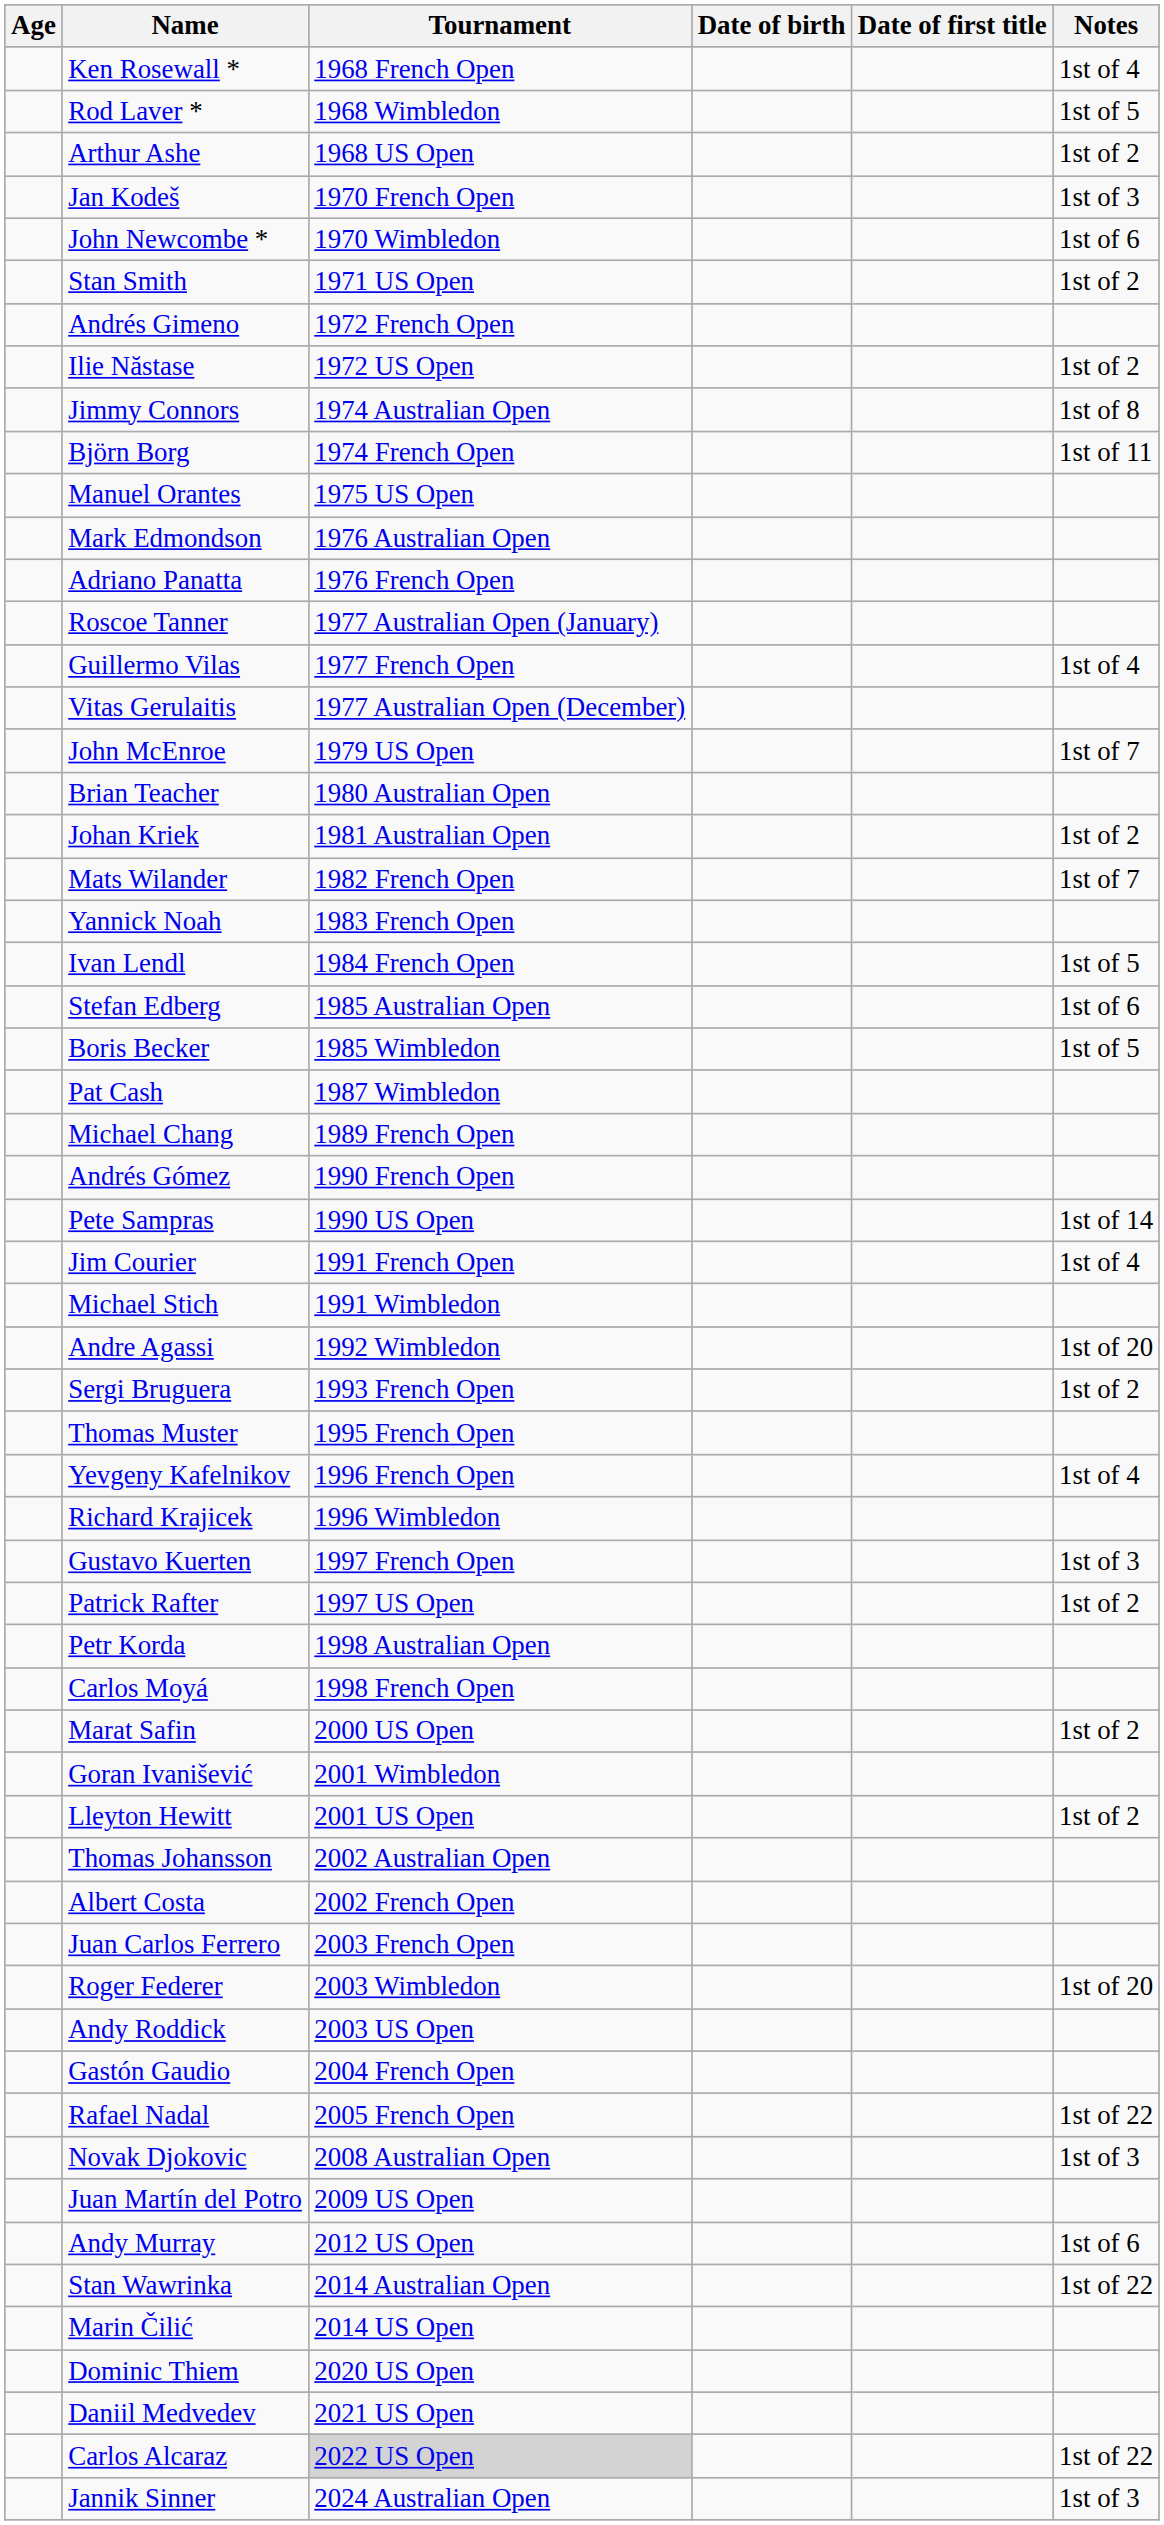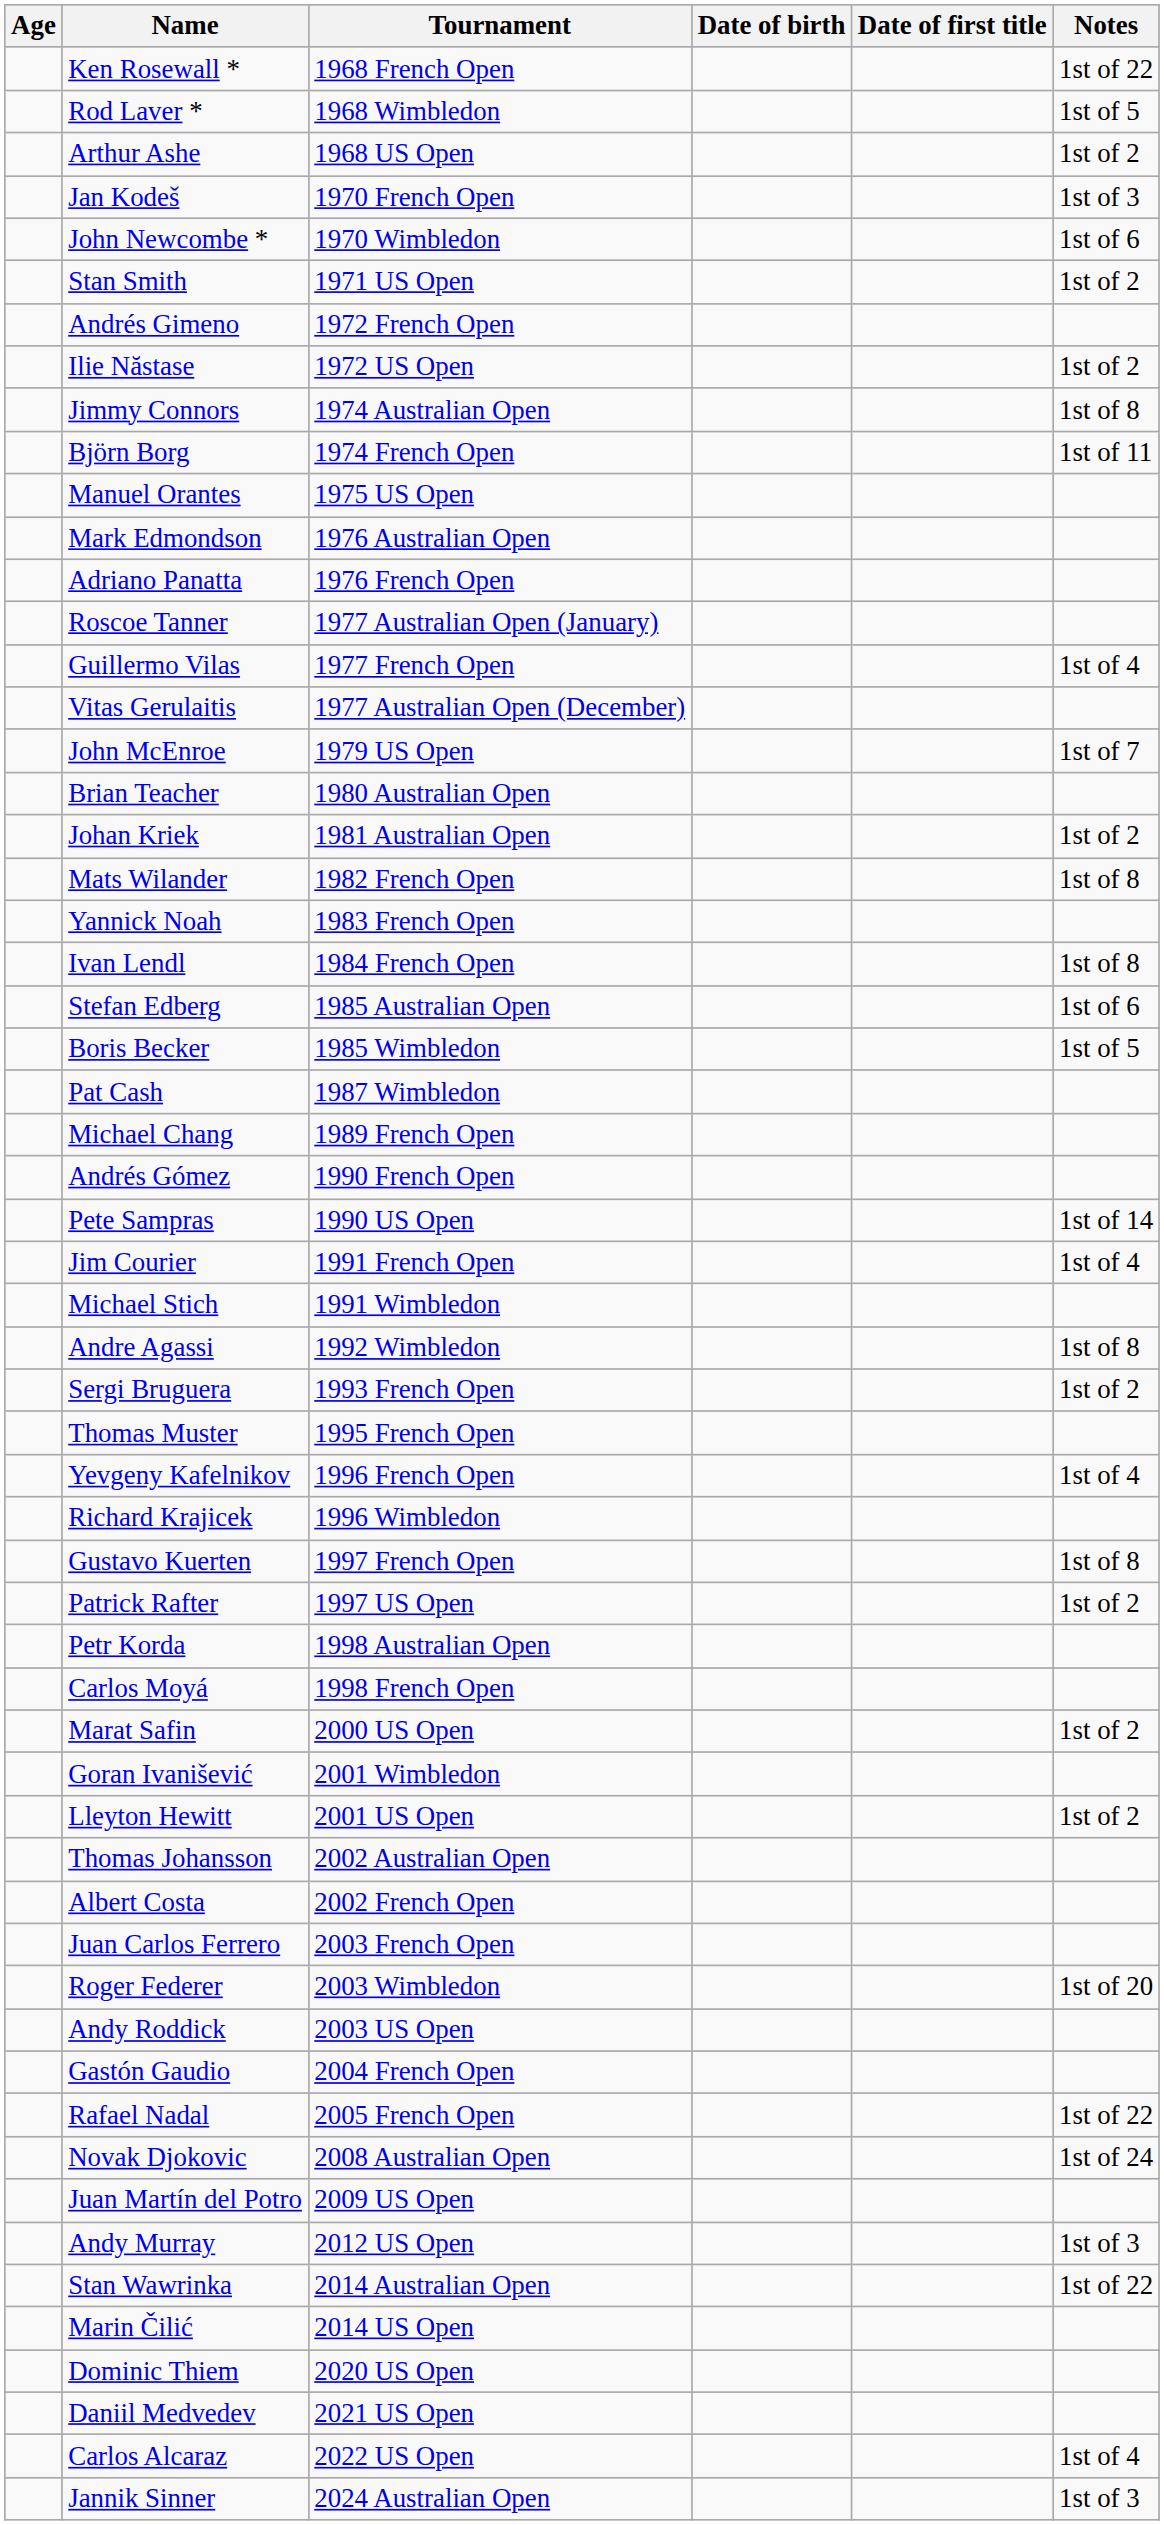(1099, 68) 1st of 4 -> (1106, 68) 1st of 22
(1099, 878) 1st of 7 -> (1099, 878) 1st of 8
(1099, 963) 1st of 5 -> (1099, 963) 1st of 8
(1106, 1347) 1st of 20 -> (1099, 1347) 1st of 8
(1099, 1560) 1st of 3 -> (1099, 1560) 1st of 8
(1099, 2157) 1st of 3 -> (1106, 2157) 1st of 24
(1099, 2242) 1st of 6 -> (1099, 2242) 1st of 3
(394, 2455) lightgrey background -> (394, 2455) no background
(1106, 2455) 1st of 22 -> (1099, 2455) 1st of 4
